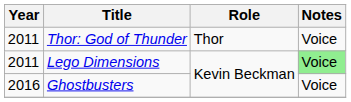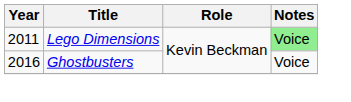- row: (117, 39)
